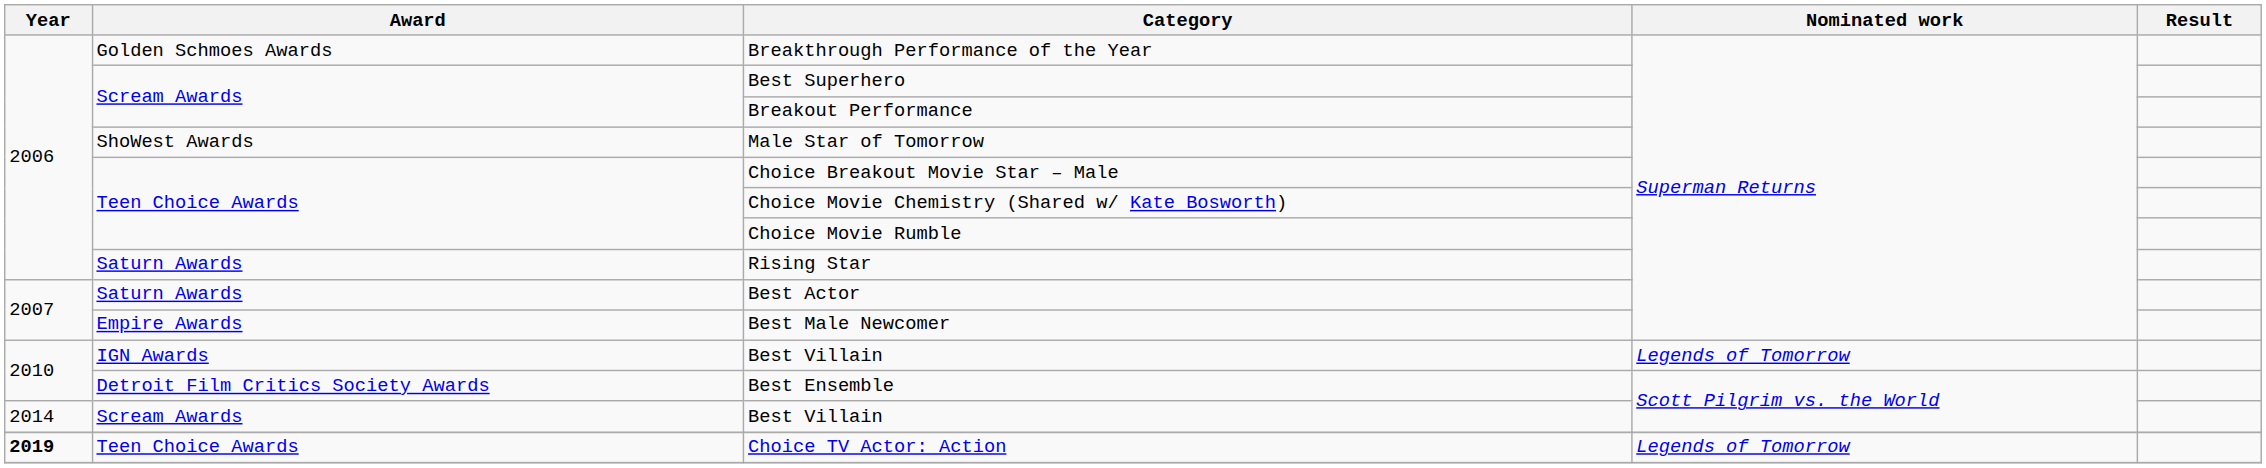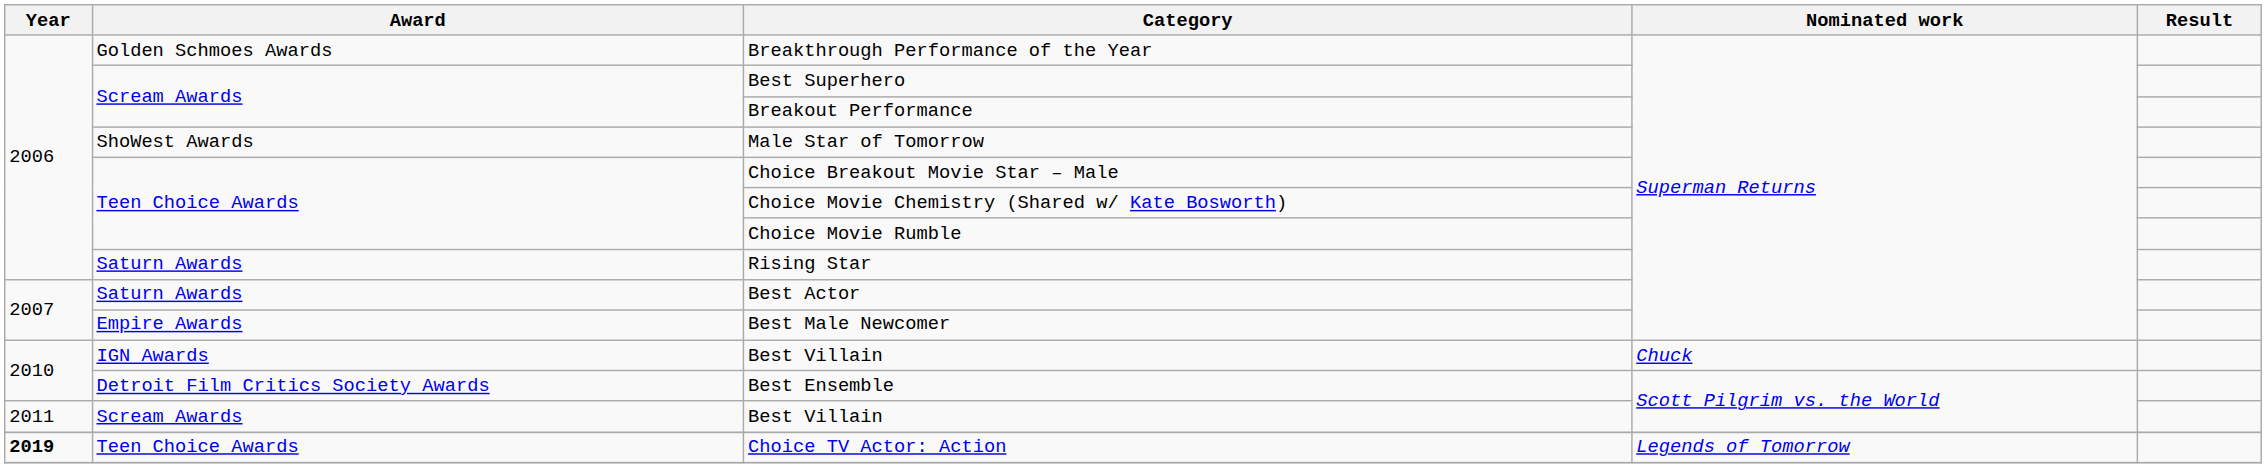(1743, 356) Legends of Tomorrow -> (1664, 356) Chuck
(32, 417) 2014 -> (32, 417) 2011
